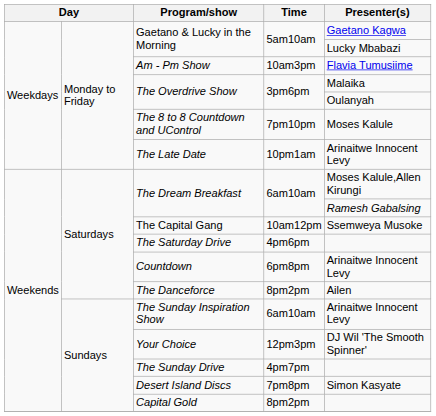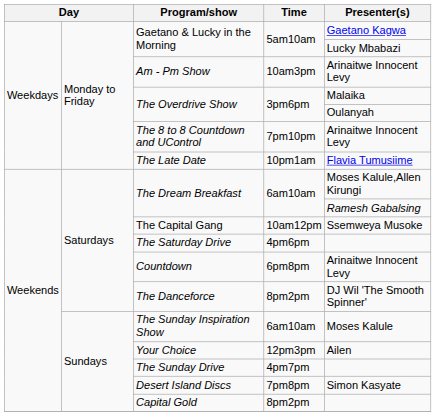(370, 65) Flavia Tumusiime -> (372, 71) Arinaitwe Innocent Levy
(360, 124) Moses Kalule -> (372, 136) Arinaitwe Innocent Levy
(372, 154) Arinaitwe Innocent Levy -> (370, 160) Flavia Tumusiime
(339, 290) Ailen -> (375, 296) DJ Wil 'The Smooth Spinner'
(372, 314) Arinaitwe Innocent Levy -> (360, 326) Moses Kalule
(375, 344) DJ Wil 'The Smooth Spinner' -> (339, 350) Ailen
